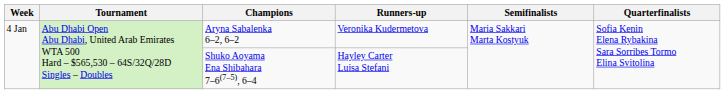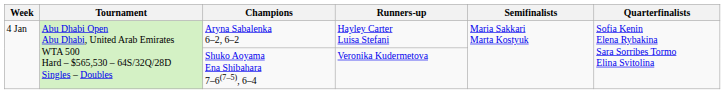(383, 28) Veronika Kudermetova -> (365, 34) Hayley Carter Luisa Stefani
(365, 62) Hayley Carter Luisa Stefani -> (383, 56) Veronika Kudermetova
